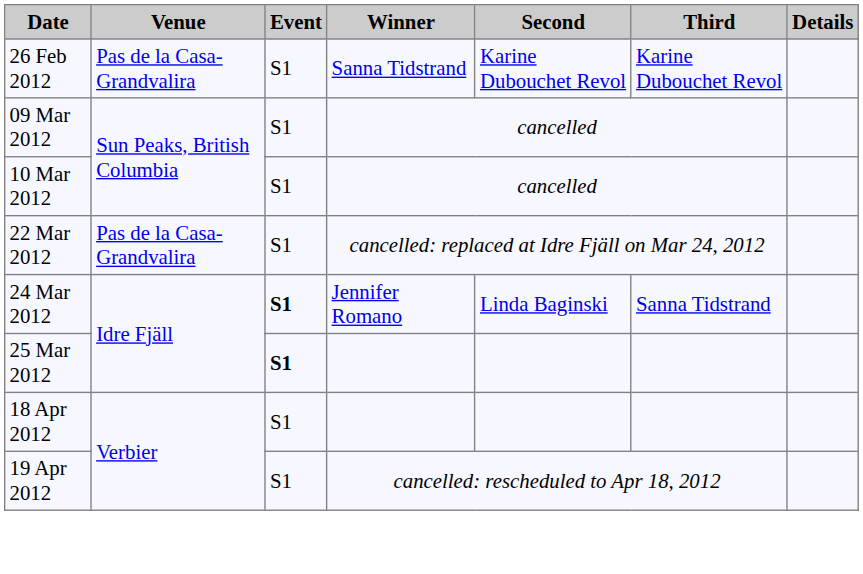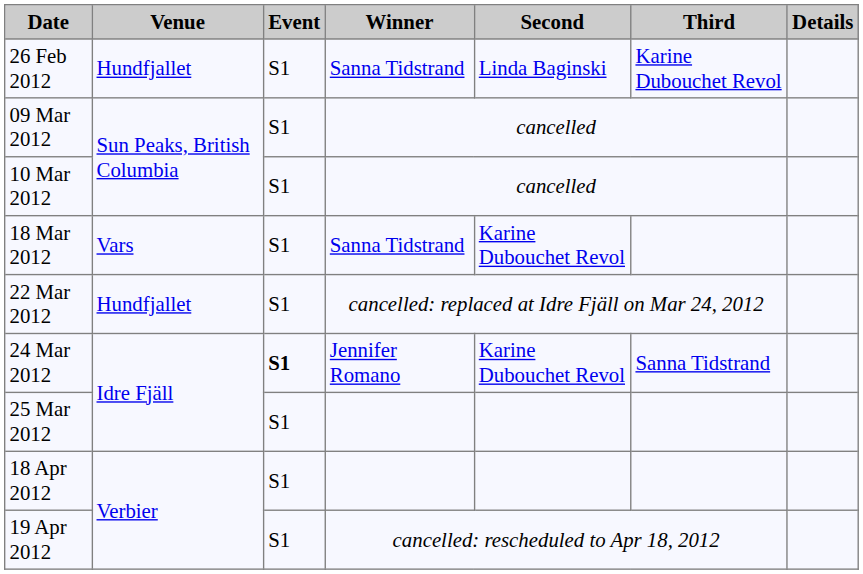(159, 68) Pas de la Casa-Grandvalira -> (144, 68) Hundfjallet
(553, 68) Karine Dubouchet Revol -> (543, 68) Linda Baginski
+ row: (40, 244)
(159, 244) Pas de la Casa-Grandvalira -> (144, 303) Hundfjallet
(544, 303) Linda Baginski -> (552, 362) Karine Dubouchet Revol
(281, 362) bold -> (279, 421) normal
